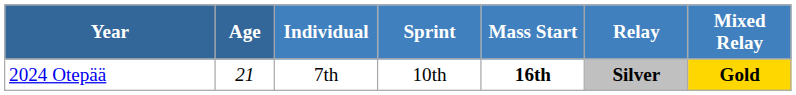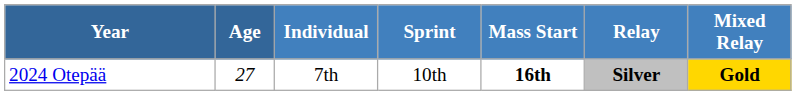(245, 74) 21 -> (245, 74) 27
